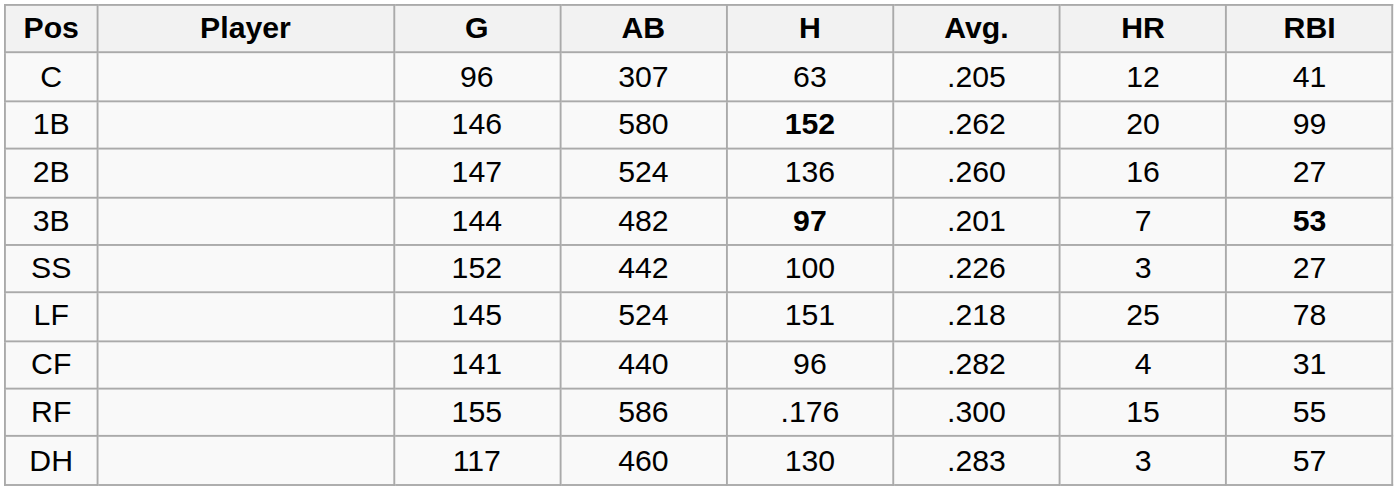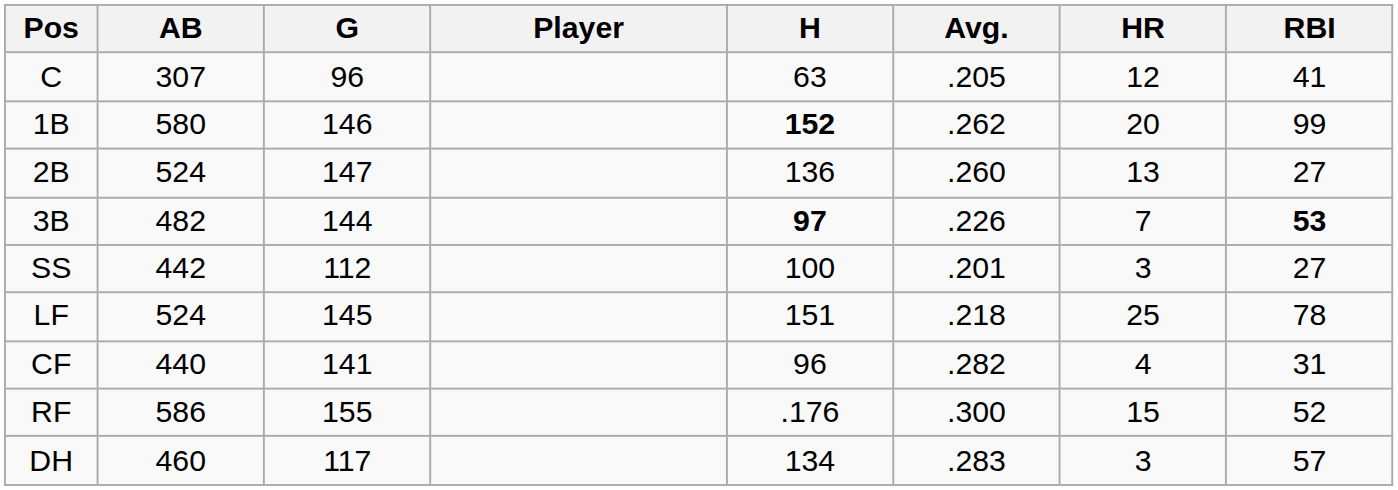columns swapped: (245, 28) <-> (643, 28)
(1143, 172) 16 -> (1143, 172) 13
(976, 220) .201 -> (976, 220) .226
(477, 268) 152 -> (347, 268) 112
(976, 268) .226 -> (976, 268) .201
(1310, 412) 55 -> (1310, 412) 52
(810, 460) 130 -> (810, 460) 134
